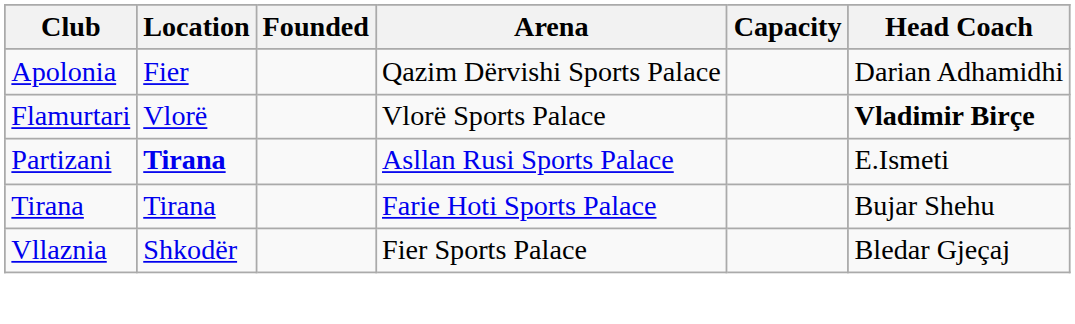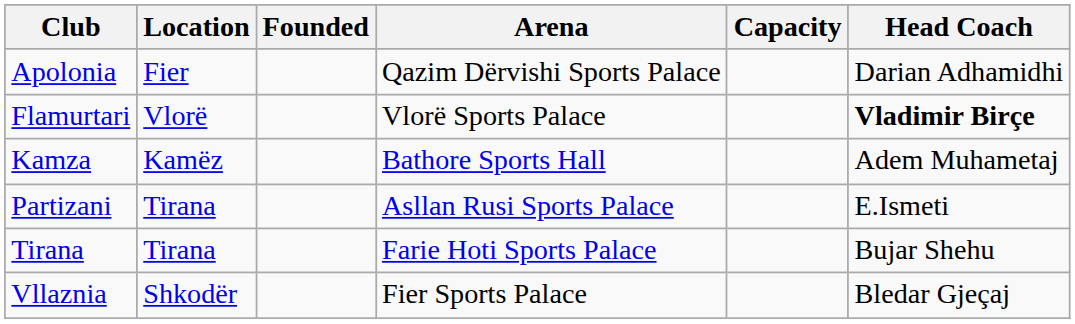+ row: (51, 160)
(184, 160) bold -> (179, 205) normal
